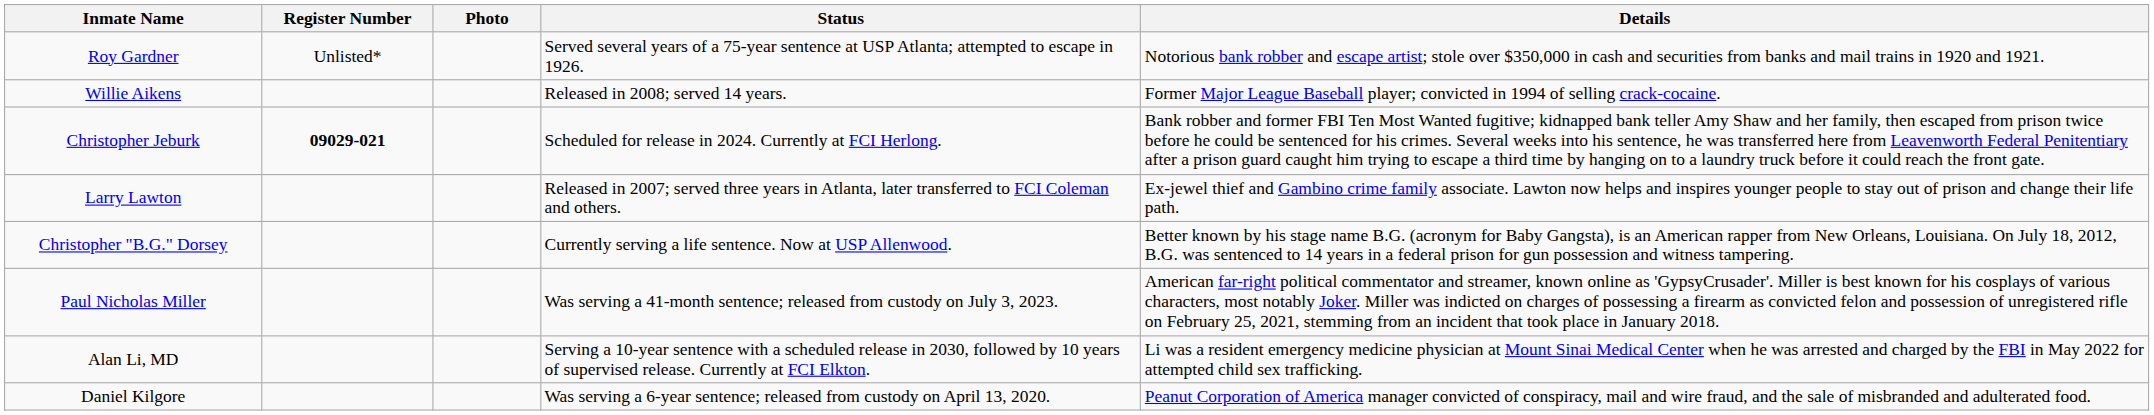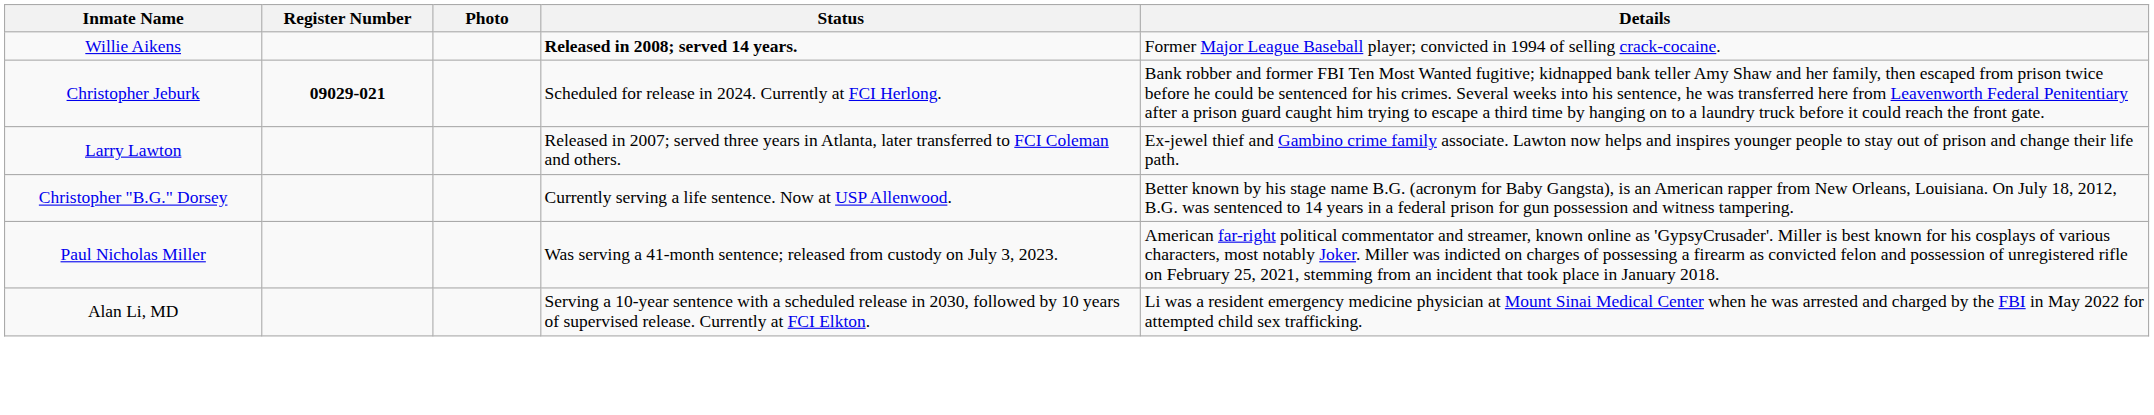- row: (133, 55)
(666, 93) normal -> (671, 45) bold
- row: (133, 396)
